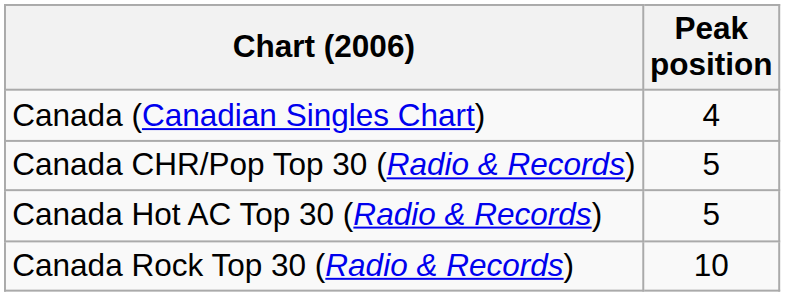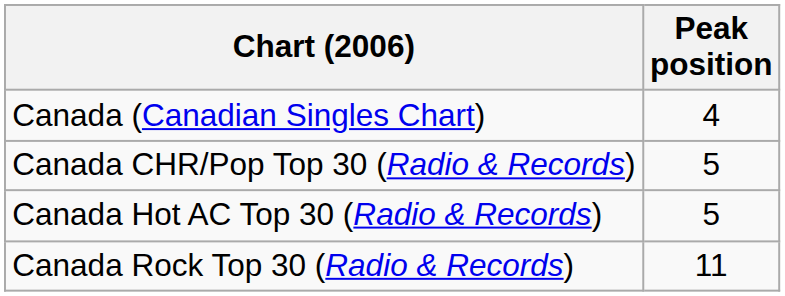(711, 264) 10 -> (711, 264) 11
